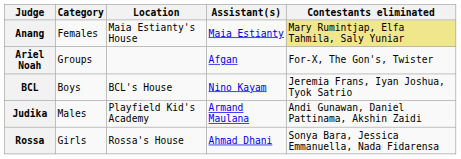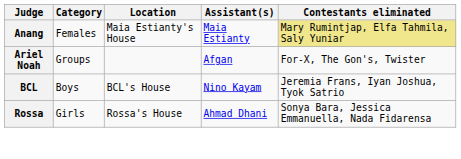- row: (30, 114)
